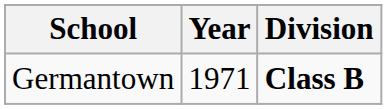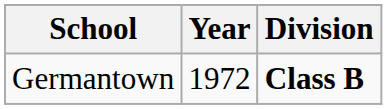(220, 78) 1971 -> (220, 78) 1972
